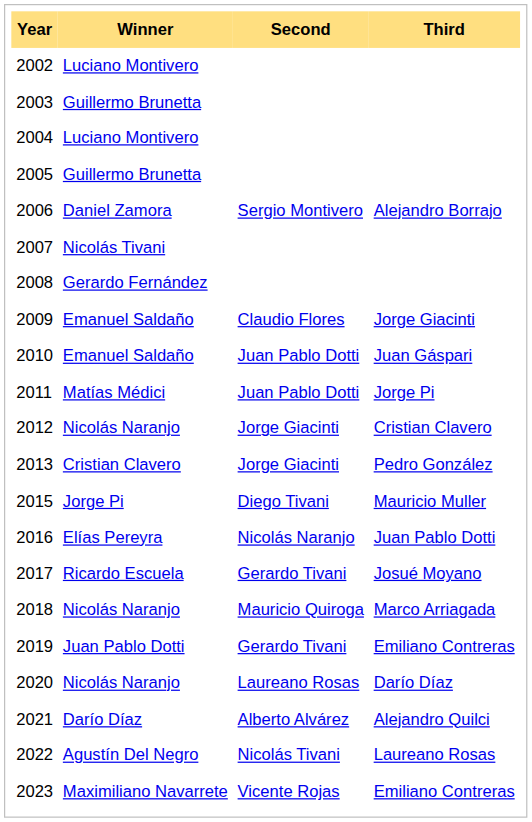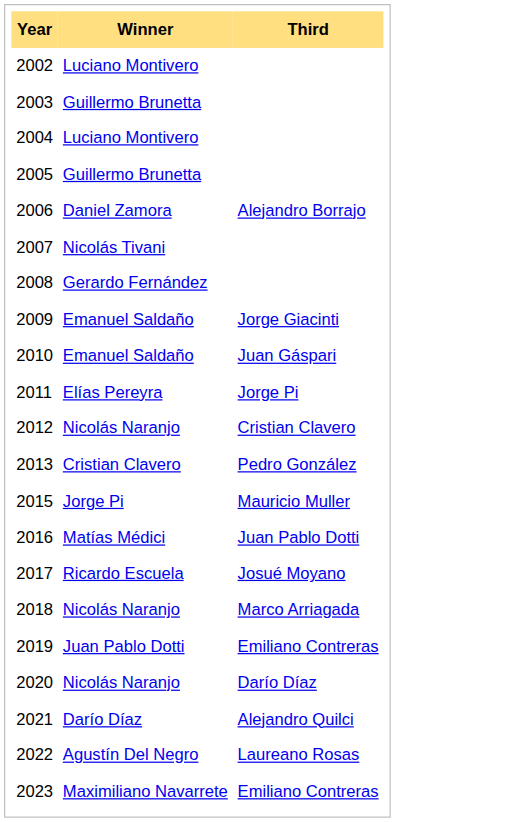- column: (301, 29)
(114, 392) Matías Médici -> (113, 392) Elías Pereyra
(113, 537) Elías Pereyra -> (114, 537) Matías Médici
